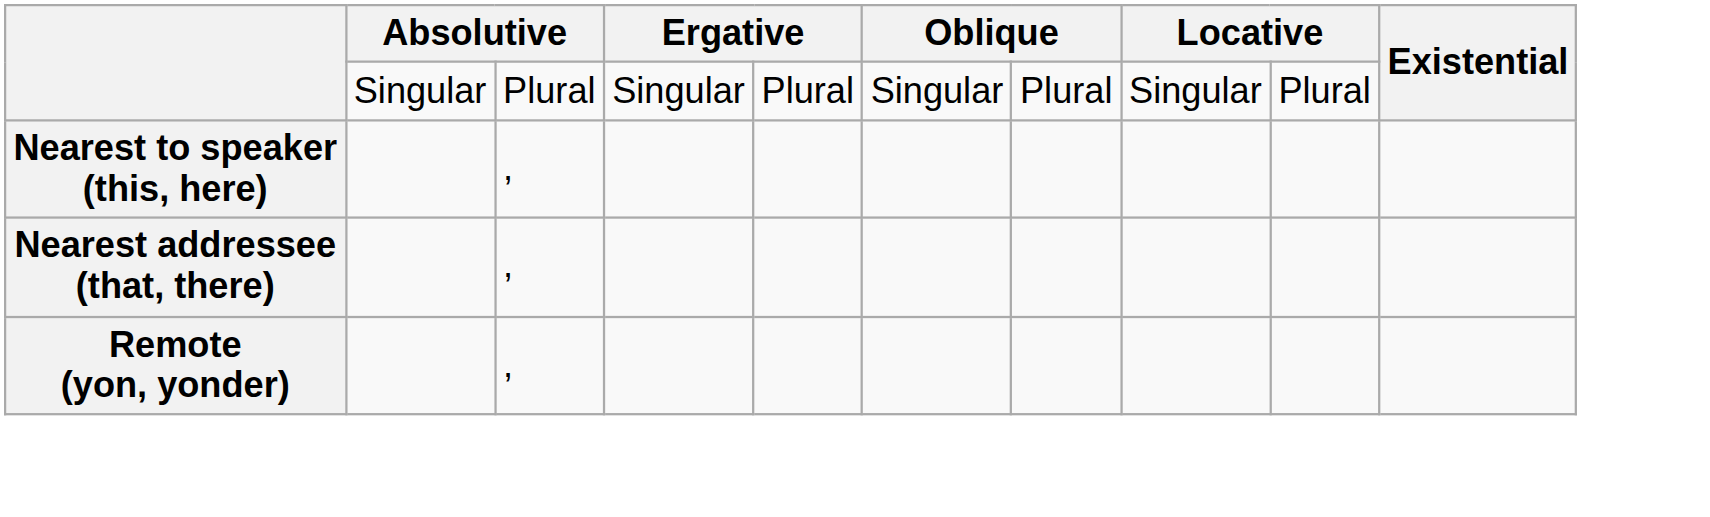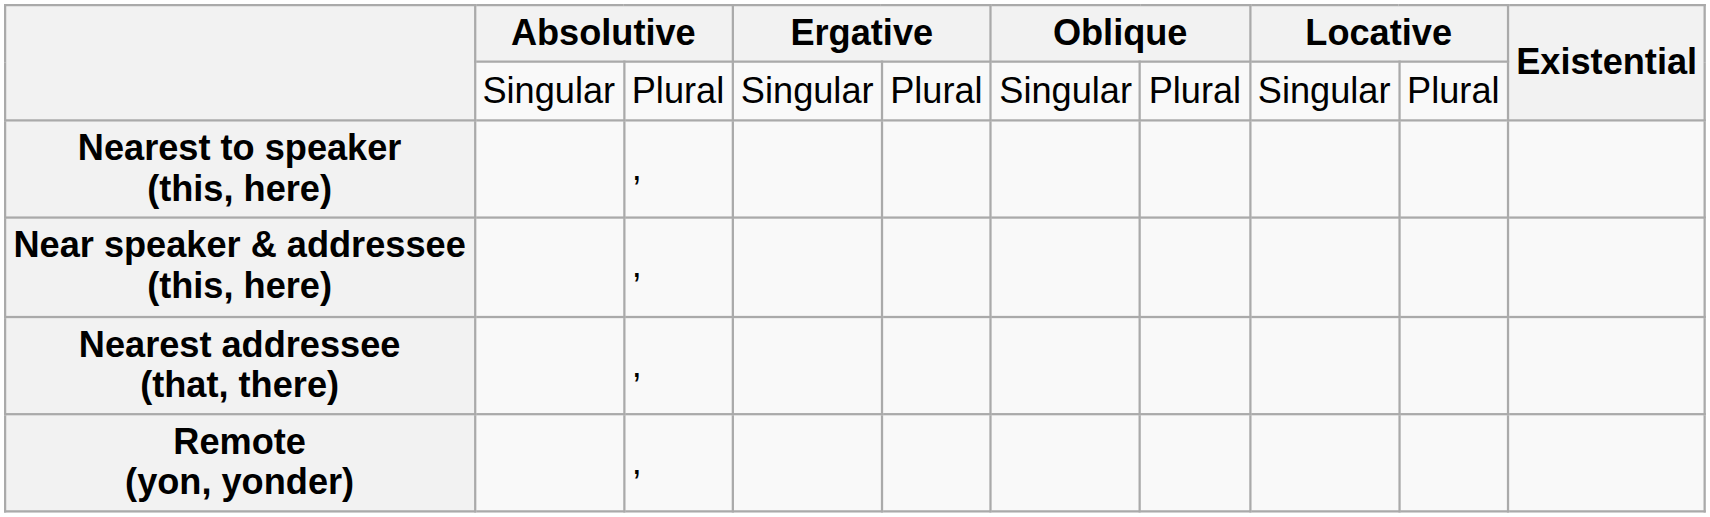+ row: (240, 266)
